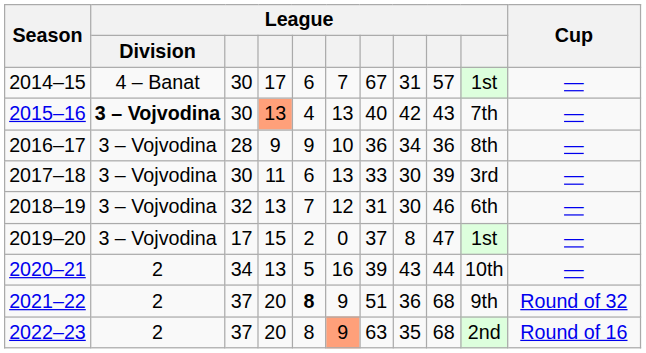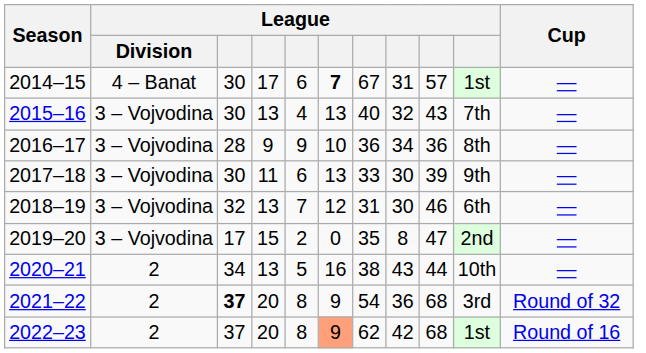(343, 82) normal -> (335, 82) bold
(158, 113) bold -> (154, 113) normal
(275, 113) lightsalmon background -> (268, 113) no background
(410, 113) 42 -> (403, 113) 32
(484, 176) 3rd -> (477, 176) 9th
(376, 238) 37 -> (369, 238) 35
(484, 238) 1st -> (477, 238) 2nd
(376, 269) 39 -> (369, 269) 38
(242, 301) normal -> (234, 301) bold
(309, 301) bold -> (302, 301) normal
(376, 301) 51 -> (369, 301) 54
(484, 301) 9th -> (477, 301) 3rd
(376, 332) 63 -> (369, 332) 62
(410, 332) 35 -> (403, 332) 42
(484, 332) 2nd -> (477, 332) 1st
